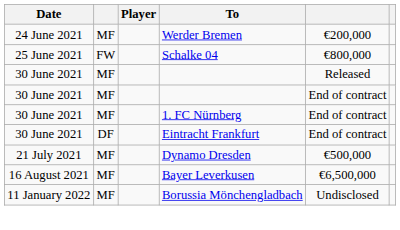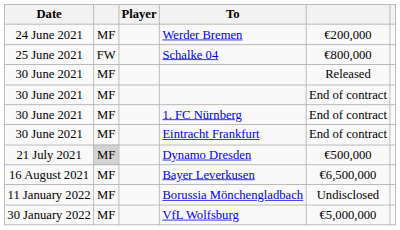(106, 134) DF -> (106, 134) MF
(106, 154) no background -> (106, 154) lightgrey background
+ row: (49, 214)
